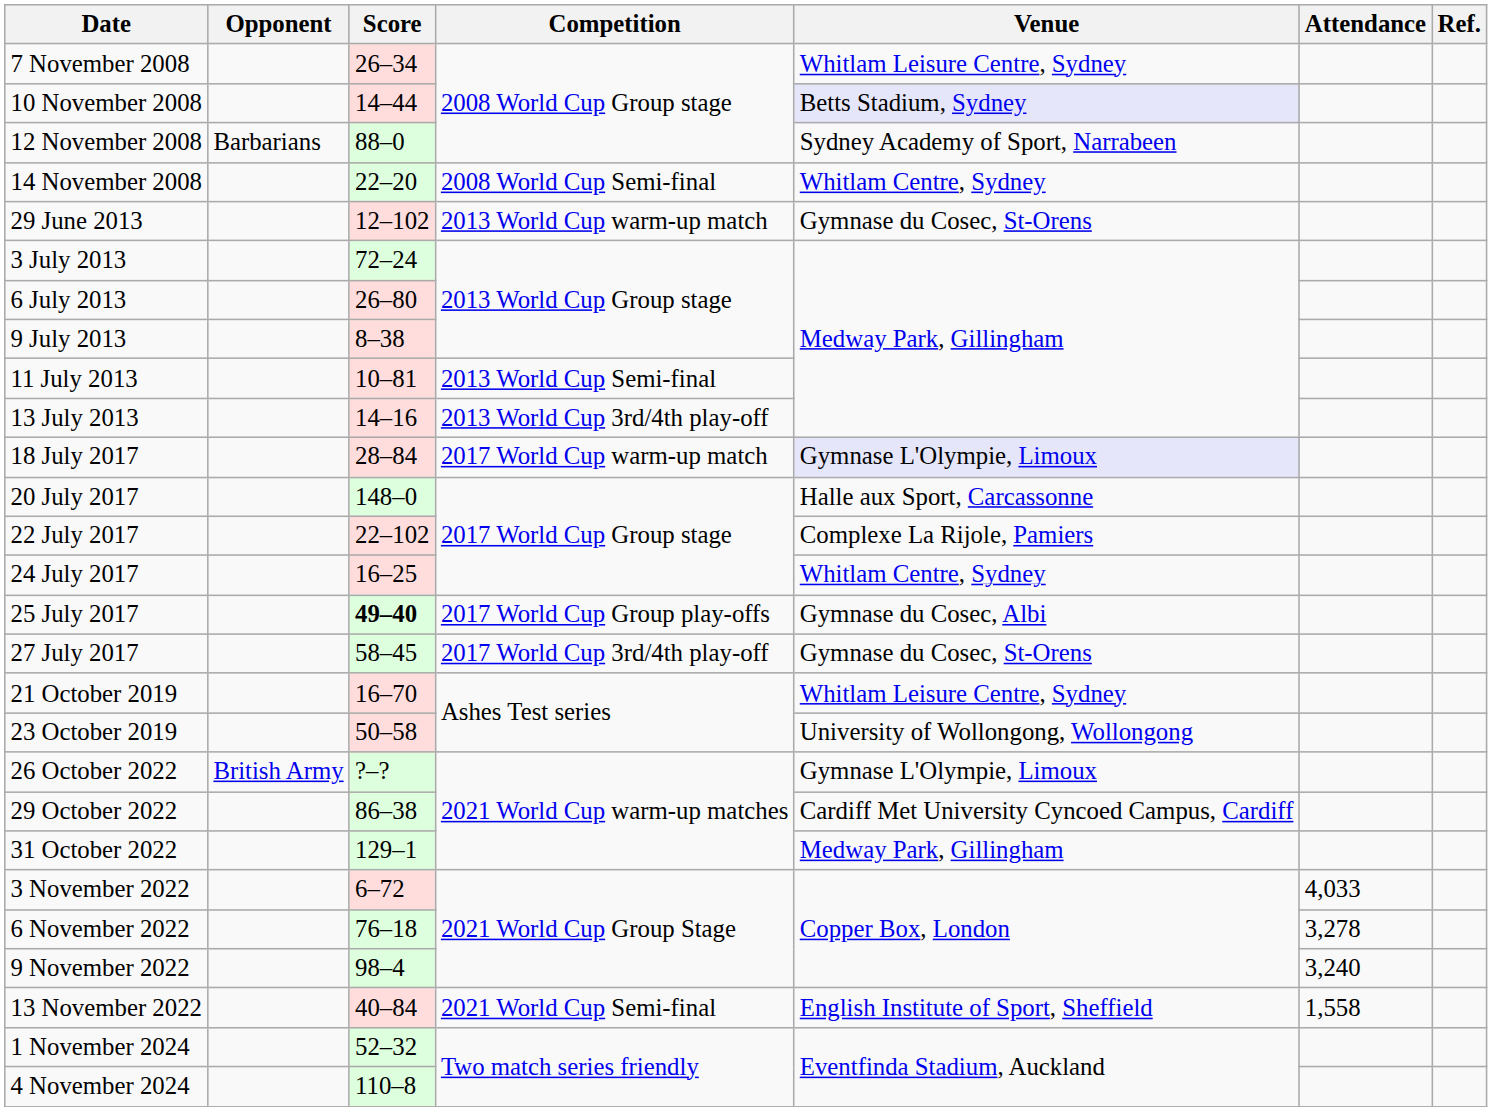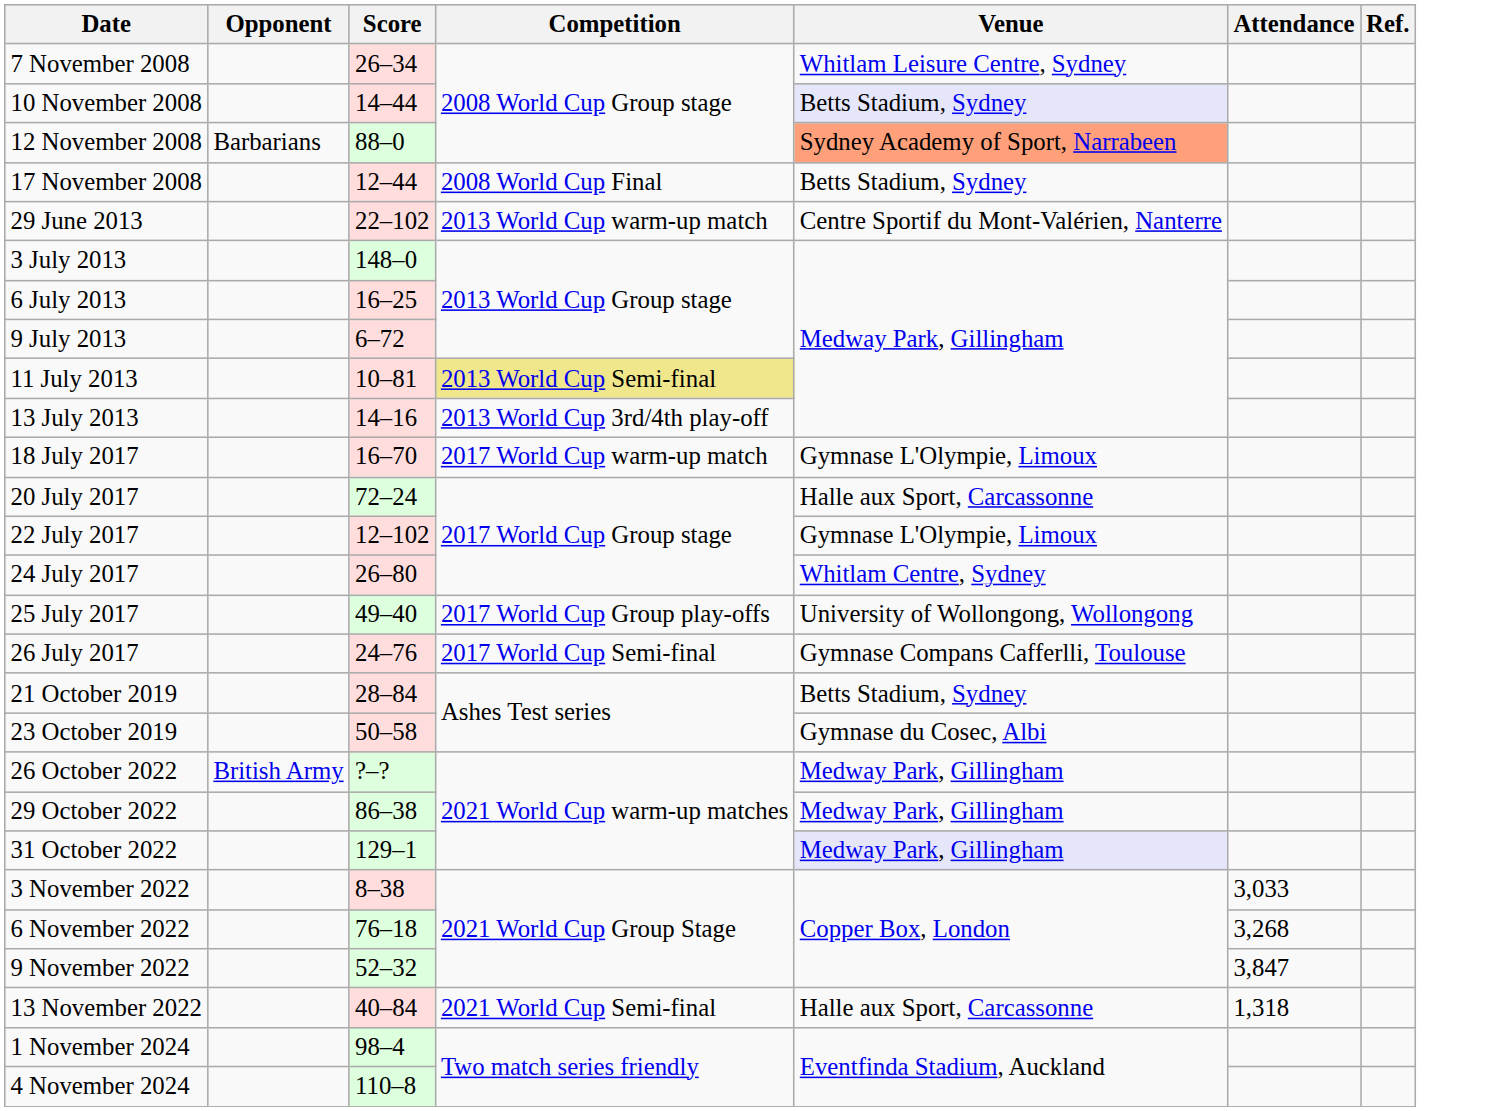(988, 142) no background -> (988, 142) lightsalmon background
- row: (106, 181)
+ row: (106, 181)
(392, 220) 12–102 -> (392, 220) 22–102
(946, 220) Gymnase du Cosec, St-Orens -> (1011, 220) Centre Sportif du Mont-Valérien, Nanterre
(386, 260) 72–24 -> (386, 260) 148–0
(386, 299) 26–80 -> (386, 299) 16–25
(380, 338) 8–38 -> (380, 338) 6–72
(578, 378) no background -> (578, 378) khaki background
(386, 456) 28–84 -> (386, 456) 16–70
(948, 456) lavender background -> (948, 456) no background
(386, 496) 148–0 -> (386, 496) 72–24
(392, 535) 22–102 -> (392, 535) 12–102
(946, 535) Complexe La Rijole, Pamiers -> (948, 535) Gymnase L'Olympie, Limoux
(386, 574) 16–25 -> (386, 574) 26–80
(386, 614) bold -> (386, 614) normal
(923, 614) Gymnase du Cosec, Albi -> (996, 614) University of Wollongong, Wollongong
+ row: (75, 653)
- row: (75, 653)
(386, 692) 16–70 -> (386, 692) 28–84
(963, 692) Whitlam Leisure Centre, Sydney -> (913, 692) Betts Stadium, Sydney
(996, 732) University of Wollongong, Wollongong -> (923, 732) Gymnase du Cosec, Albi
(948, 771) Gymnase L'Olympie, Limoux -> (932, 771) Medway Park, Gillingham
(1047, 810) Cardiff Met University Cyncoed Campus, Cardiff -> (932, 810) Medway Park, Gillingham
(932, 850) no background -> (932, 850) lavender background
(380, 889) 6–72 -> (380, 889) 8–38
(1333, 889) 4,033 -> (1261, 889) 3,033
(1333, 928) 3,278 -> (1261, 928) 3,268
(380, 968) 98–4 -> (386, 968) 52–32
(1333, 968) 3,240 -> (1261, 968) 3,847
(976, 1007) English Institute of Sport, Sheffield -> (946, 1007) Halle aux Sport, Carcassonne
(1333, 1007) 1,558 -> (1261, 1007) 1,318
(386, 1046) 52–32 -> (380, 1046) 98–4
